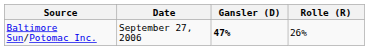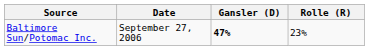(298, 33) 26% -> (298, 33) 23%
